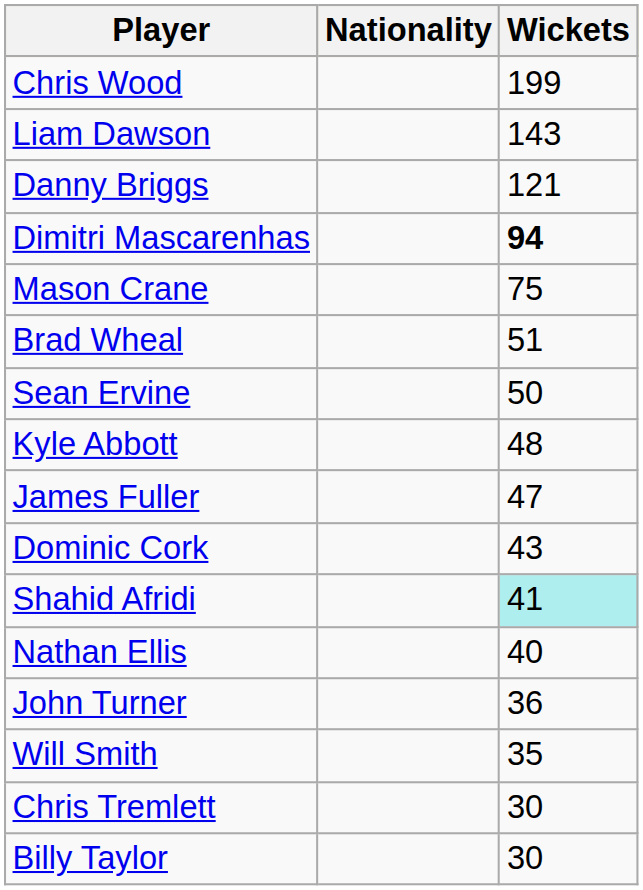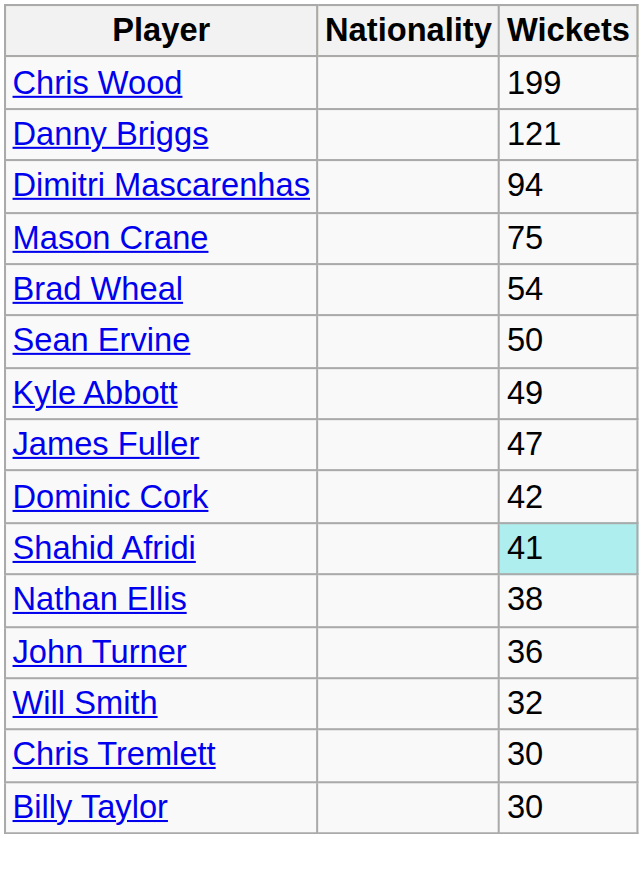- row: (111, 133)
(525, 237) bold -> (525, 185) normal
(525, 340) 51 -> (525, 289) 54
(525, 444) 48 -> (525, 392) 49
(525, 548) 43 -> (525, 496) 42
(525, 651) 40 -> (525, 599) 38
(525, 755) 35 -> (525, 703) 32
